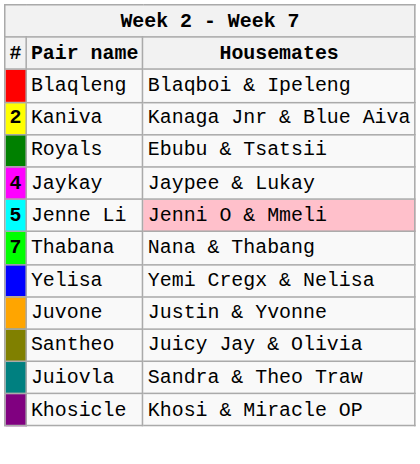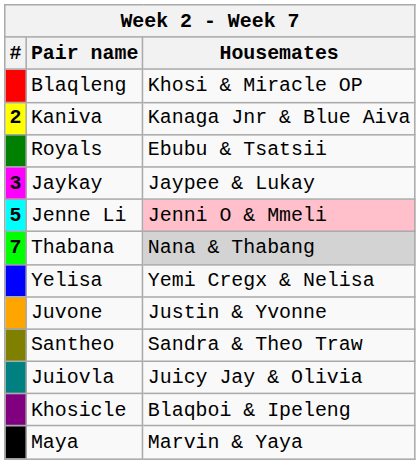(249, 86) Blaqboi & Ipeleng -> (255, 86) Khosi & Miracle OP
(15, 183) 4 -> (15, 183) 3
(231, 248) no background -> (231, 248) lightgrey background
(255, 345) Juicy Jay & Olivia -> (255, 345) Sandra & Theo Traw
(255, 378) Sandra & Theo Traw -> (255, 378) Juicy Jay & Olivia
(255, 410) Khosi & Miracle OP -> (249, 410) Blaqboi & Ipeleng
+ row: (55, 442)
